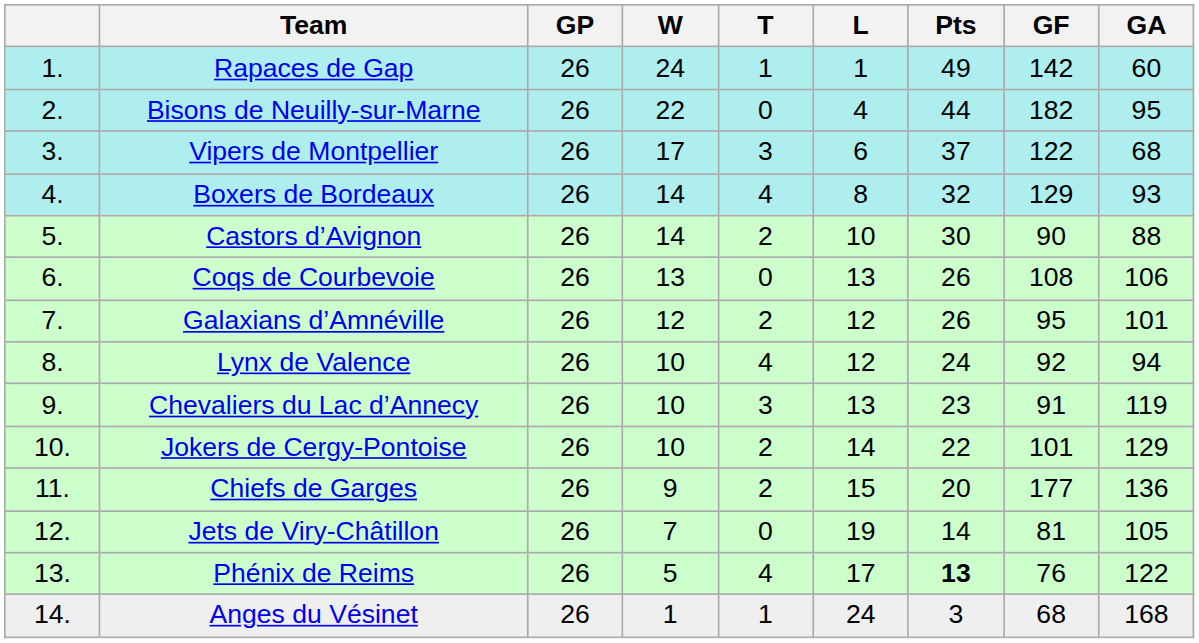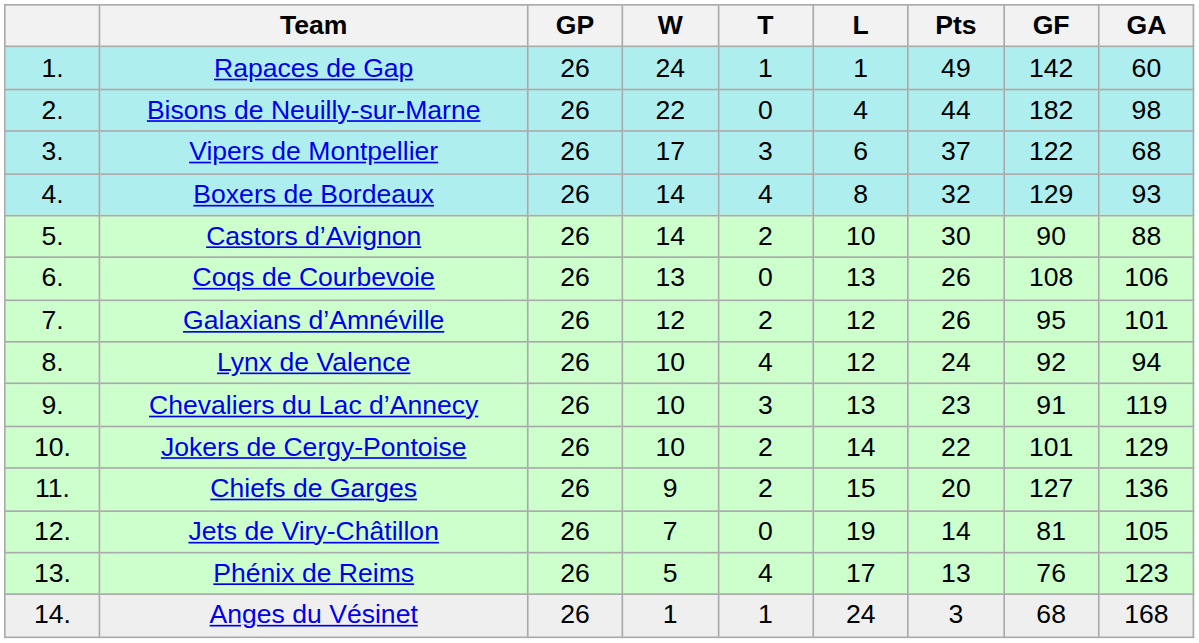(1146, 109) 95 -> (1146, 109) 98
(1051, 488) 177 -> (1051, 488) 127
(956, 573) bold -> (956, 573) normal
(1146, 573) 122 -> (1146, 573) 123
